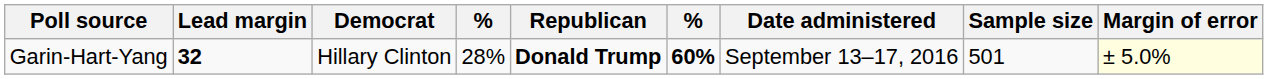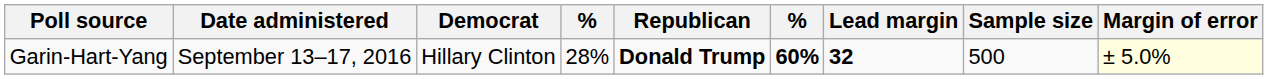columns swapped: (842, 21) <-> (242, 21)
(987, 56) 501 -> (987, 56) 500
